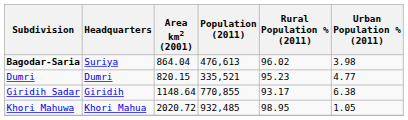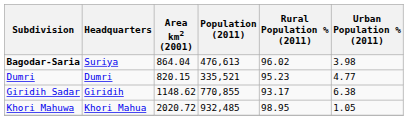(176, 93) 1148.64 -> (176, 93) 1148.62
